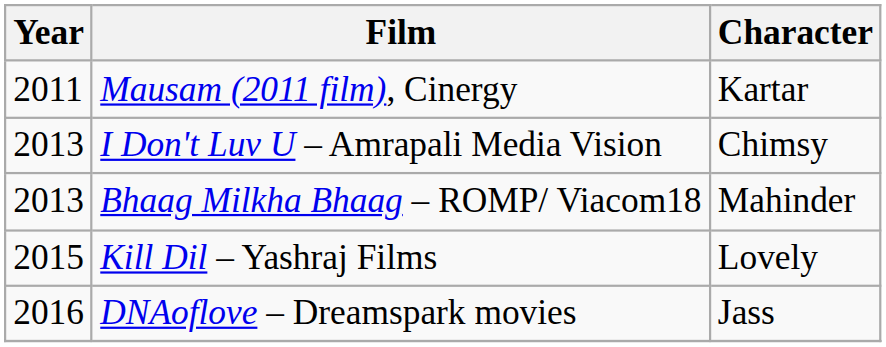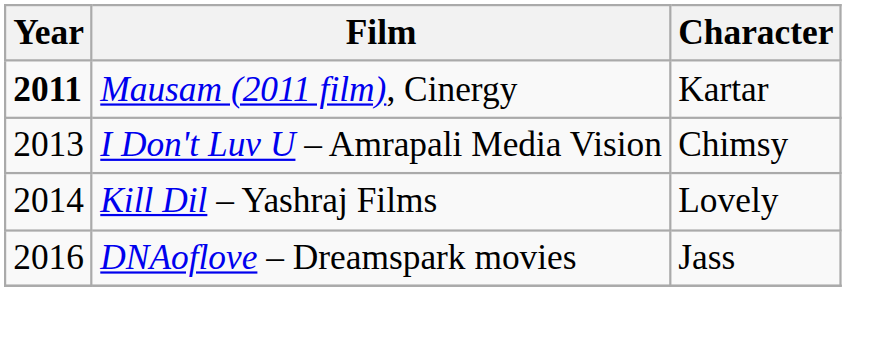(48, 88) normal -> (48, 88) bold
- row: (401, 200)
(49, 256) 2015 -> (49, 200) 2014
